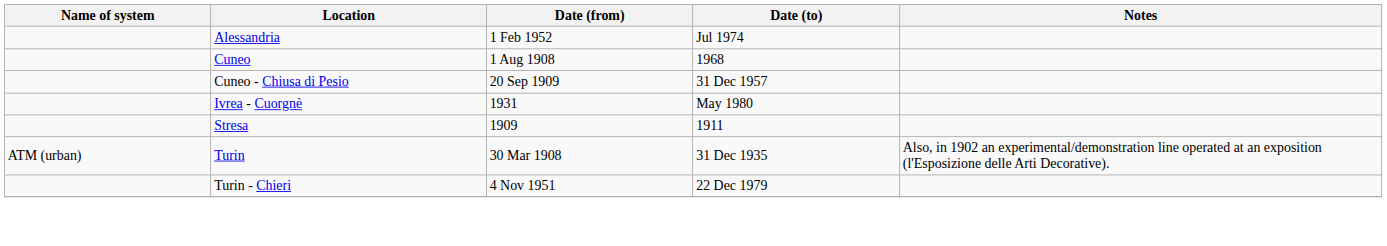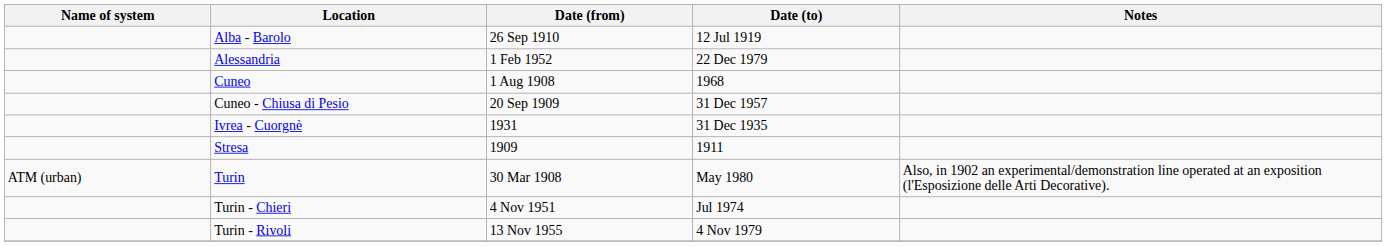+ row: (252, 37)
(720, 37) Jul 1974 -> (732, 59) 22 Dec 1979
(725, 103) May 1980 -> (732, 125) 31 Dec 1935
(732, 155) 31 Dec 1935 -> (725, 177) May 1980
(732, 185) 22 Dec 1979 -> (720, 207) Jul 1974
+ row: (253, 229)
